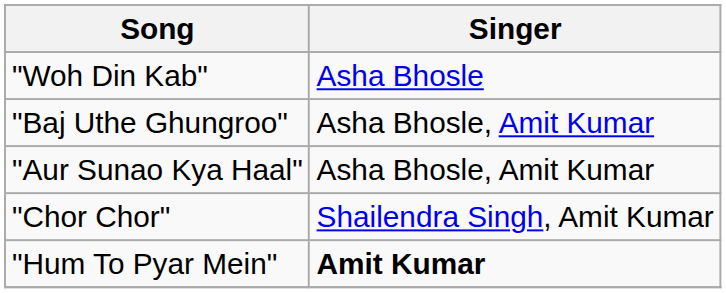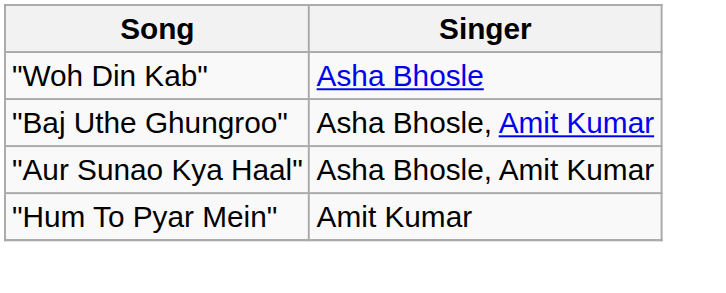- row: (91, 217)
(401, 265) bold -> (394, 217) normal
